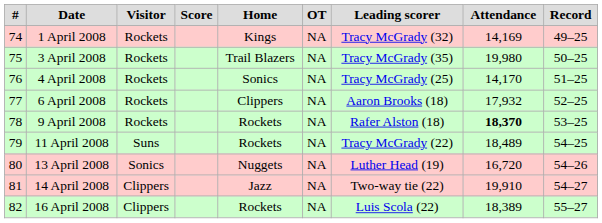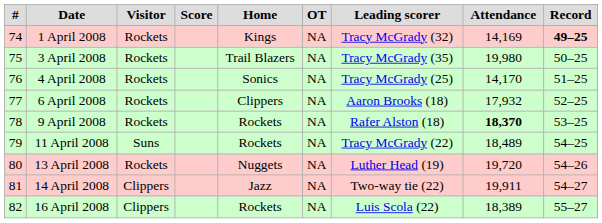(571, 36) normal -> (571, 36) bold
(146, 164) Sonics -> (146, 164) Rockets
(503, 164) 16,720 -> (503, 164) 19,720
(503, 185) 19,910 -> (503, 185) 19,911
